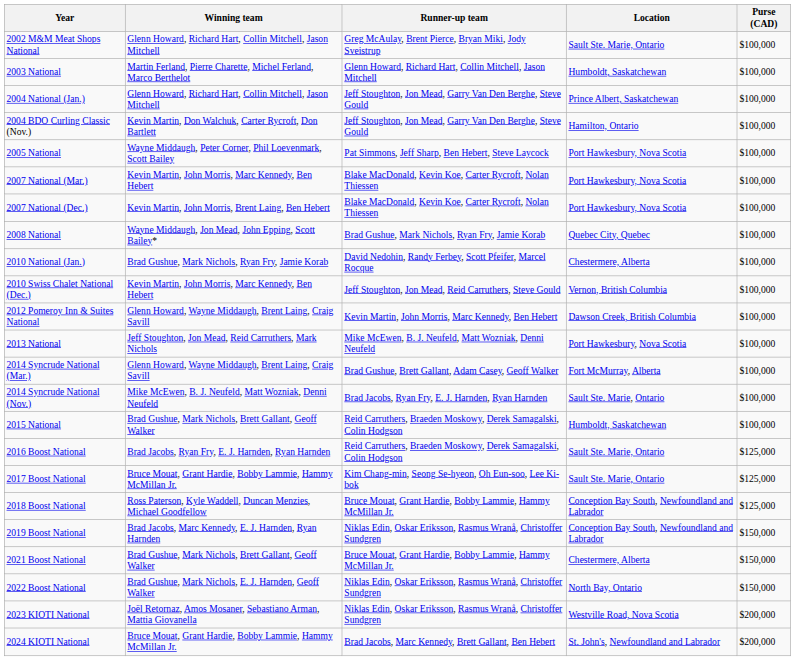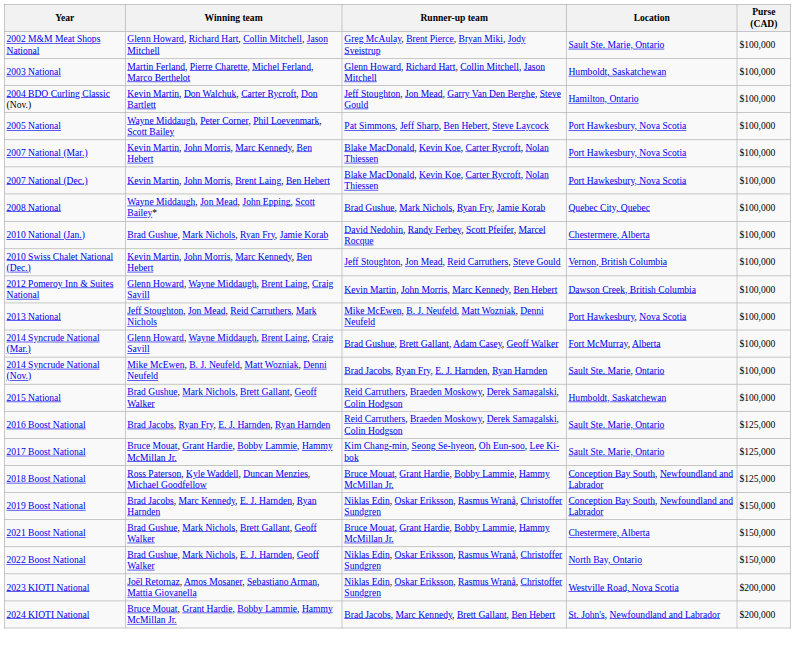- row: (46, 99)
